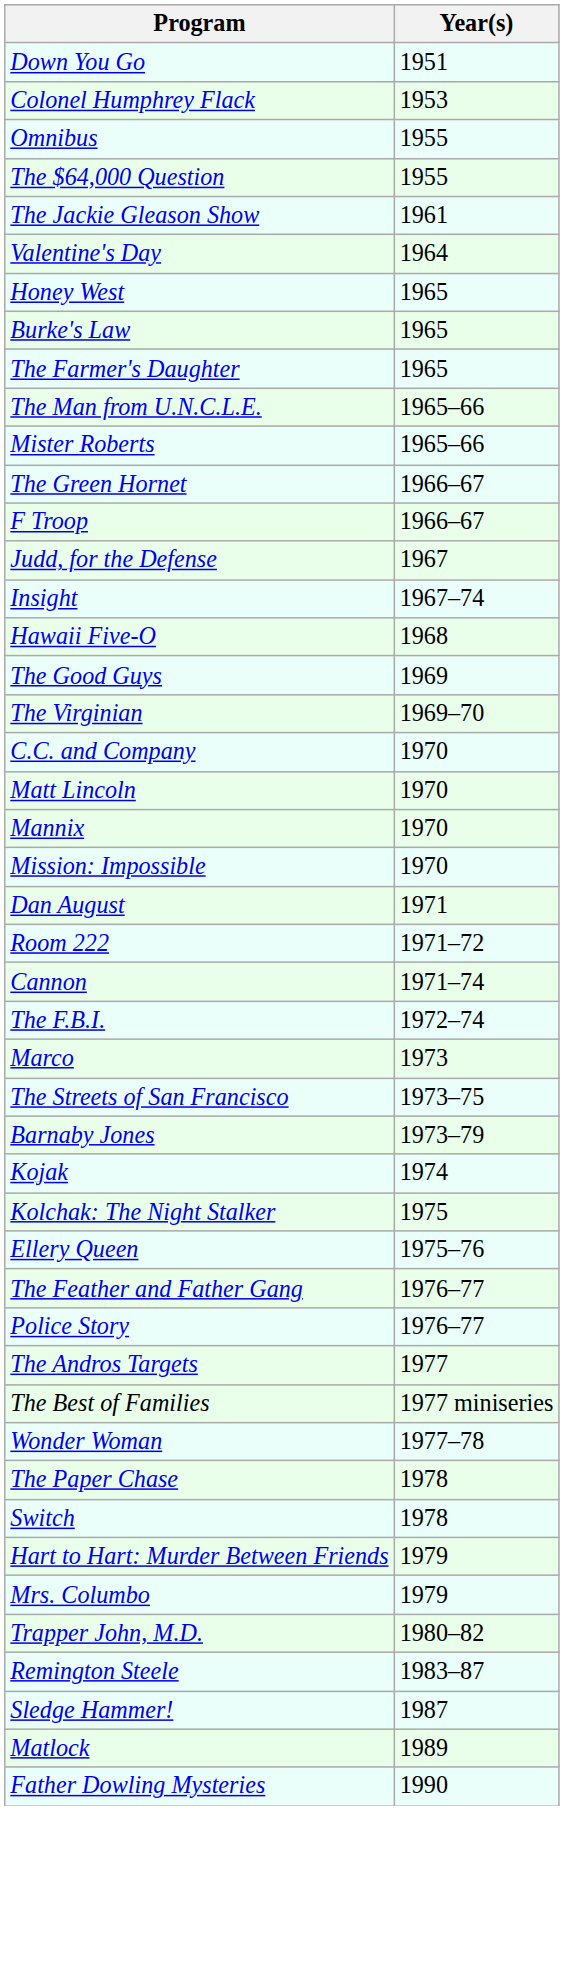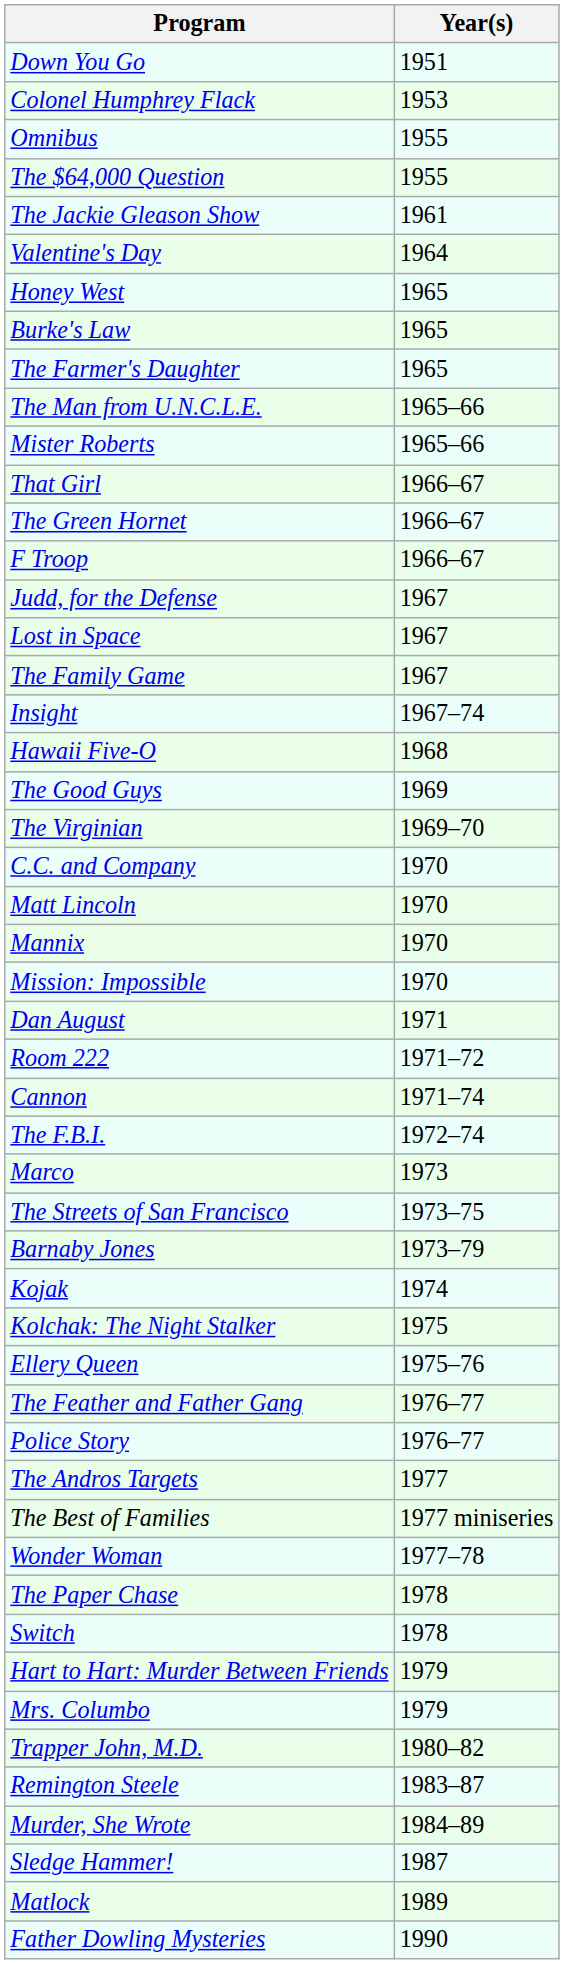+ row: (56, 483)
+ row: (75, 636)
+ row: (98, 675)
+ row: (100, 1824)
